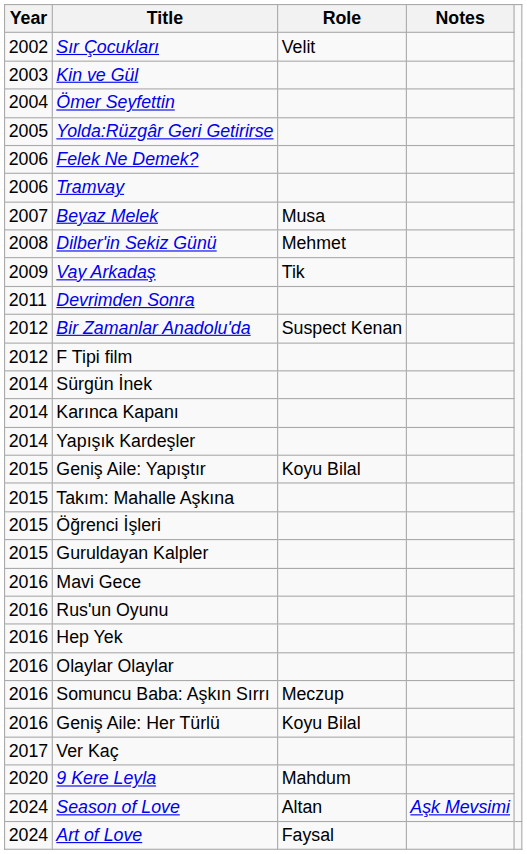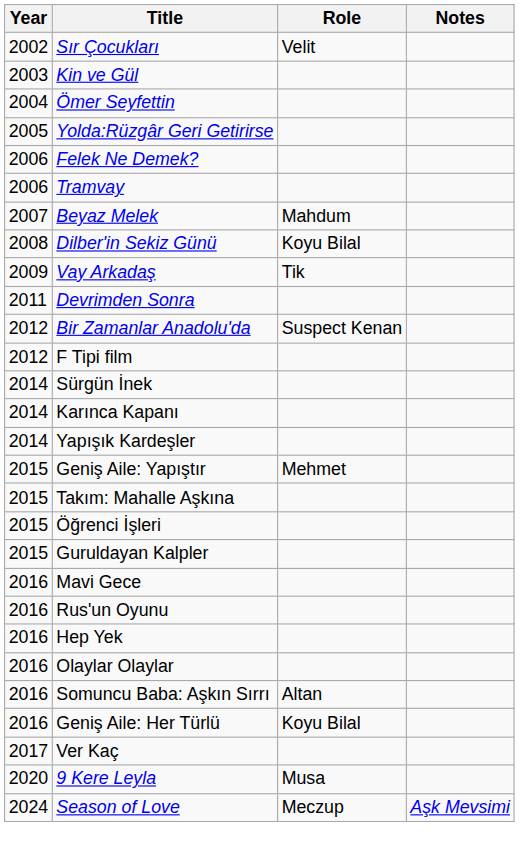(303, 215) Musa -> (316, 215) Mahdum
(314, 243) Mehmet -> (321, 243) Koyu Bilal
(321, 469) Koyu Bilal -> (314, 469) Mehmet
(313, 694) Meczup -> (302, 694) Altan
(316, 779) Mahdum -> (303, 779) Musa
(302, 807) Altan -> (313, 807) Meczup
- row: (99, 835)
